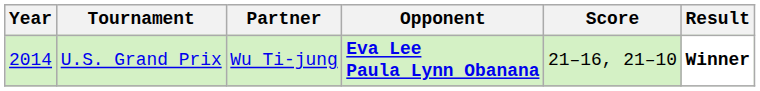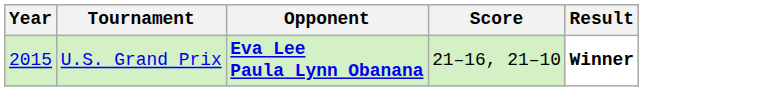- column: (284, 19)
(31, 60) 2014 -> (31, 60) 2015
